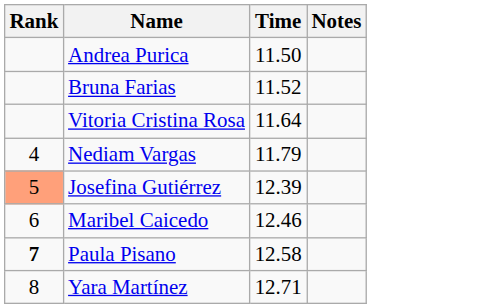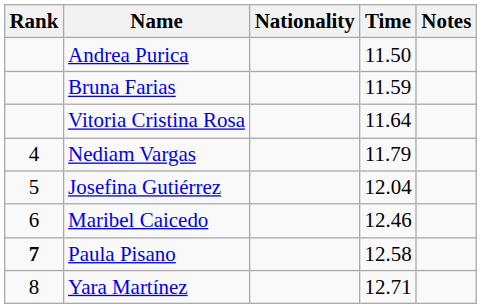+ column: (305, 21)
(278, 87) 11.52 -> (388, 87) 11.59
(34, 187) lightsalmon background -> (34, 187) no background
(278, 187) 12.39 -> (388, 187) 12.04
